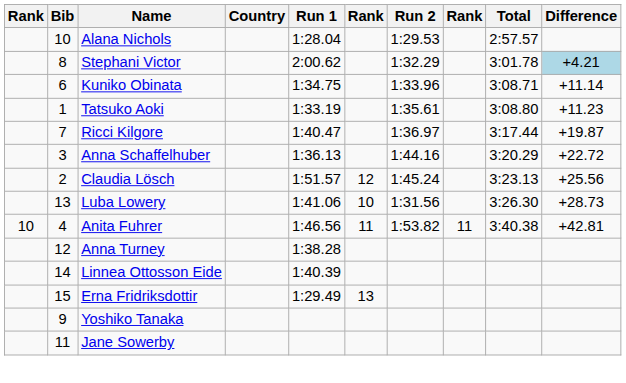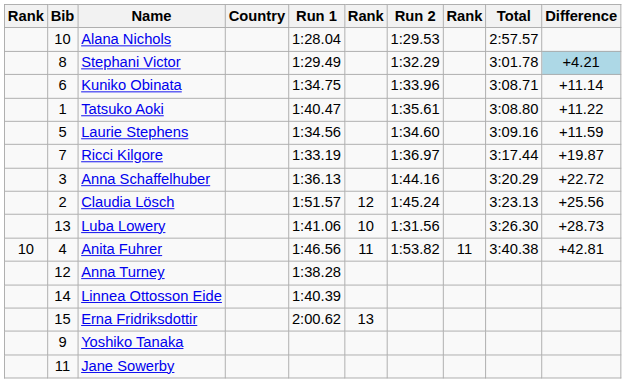(316, 62) 2:00.62 -> (316, 62) 1:29.49
(316, 109) 1:33.19 -> (316, 109) 1:40.47
(581, 109) +11.23 -> (581, 109) +11.22
+ row: (135, 132)
(316, 132) 1:40.47 -> (316, 156) 1:33.19
(316, 296) 1:29.49 -> (316, 319) 2:00.62
